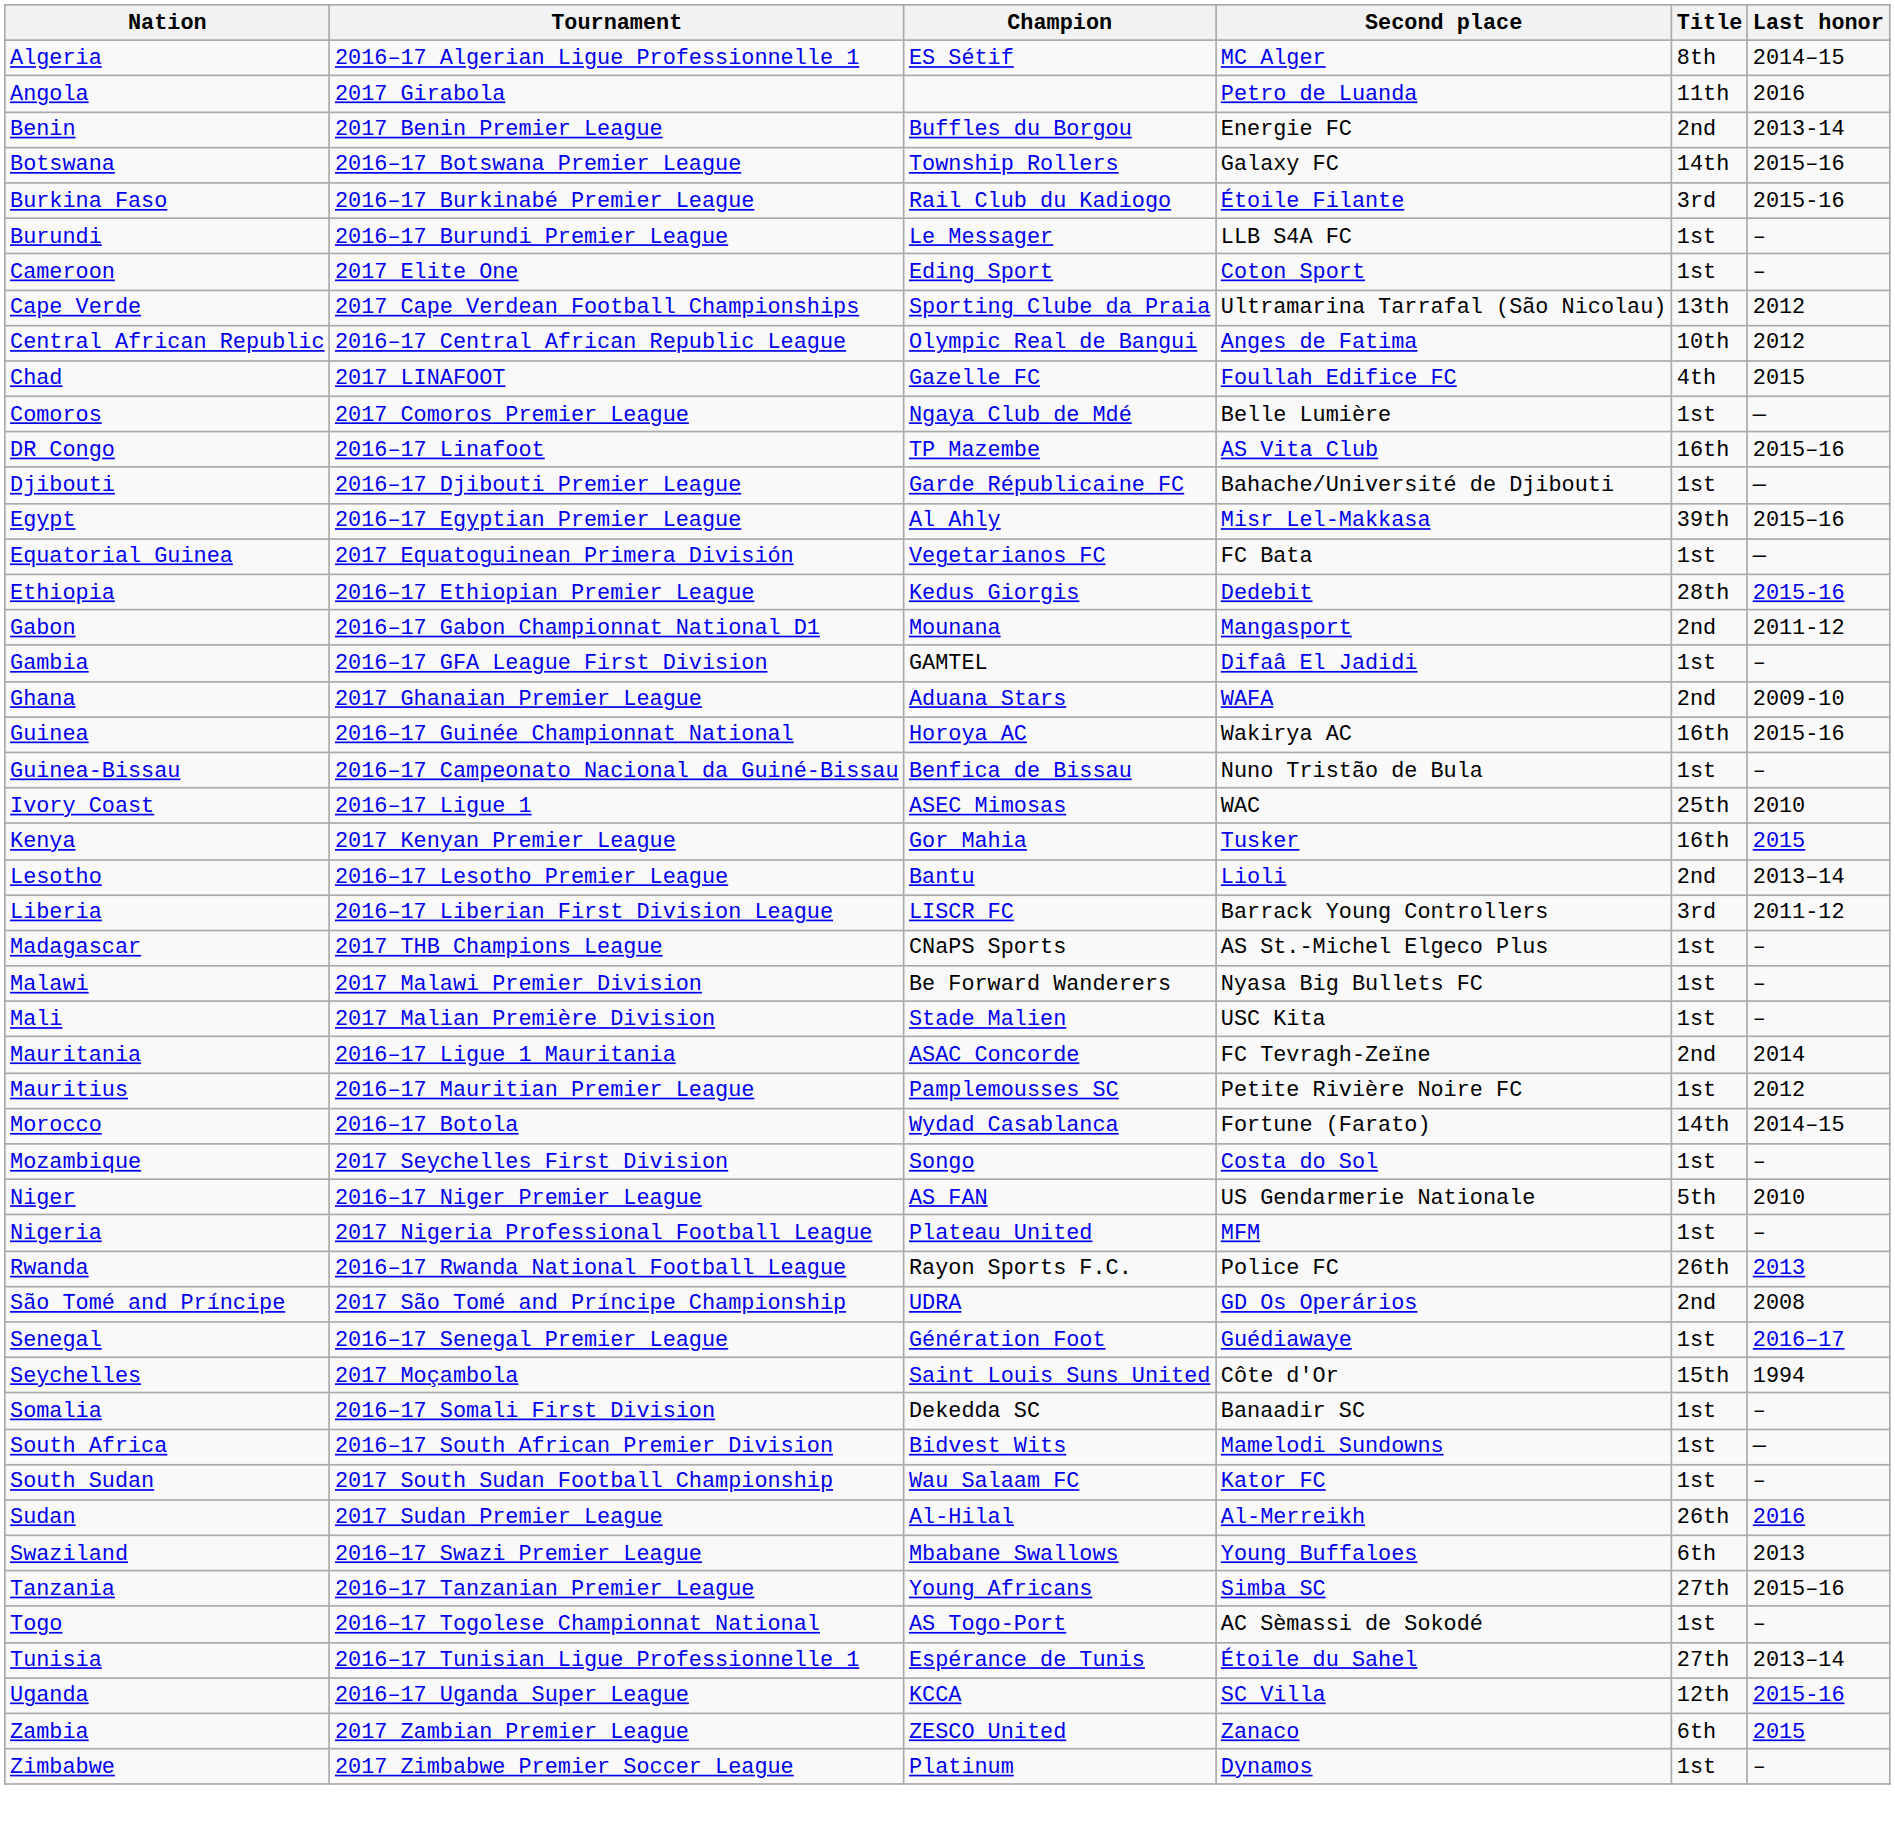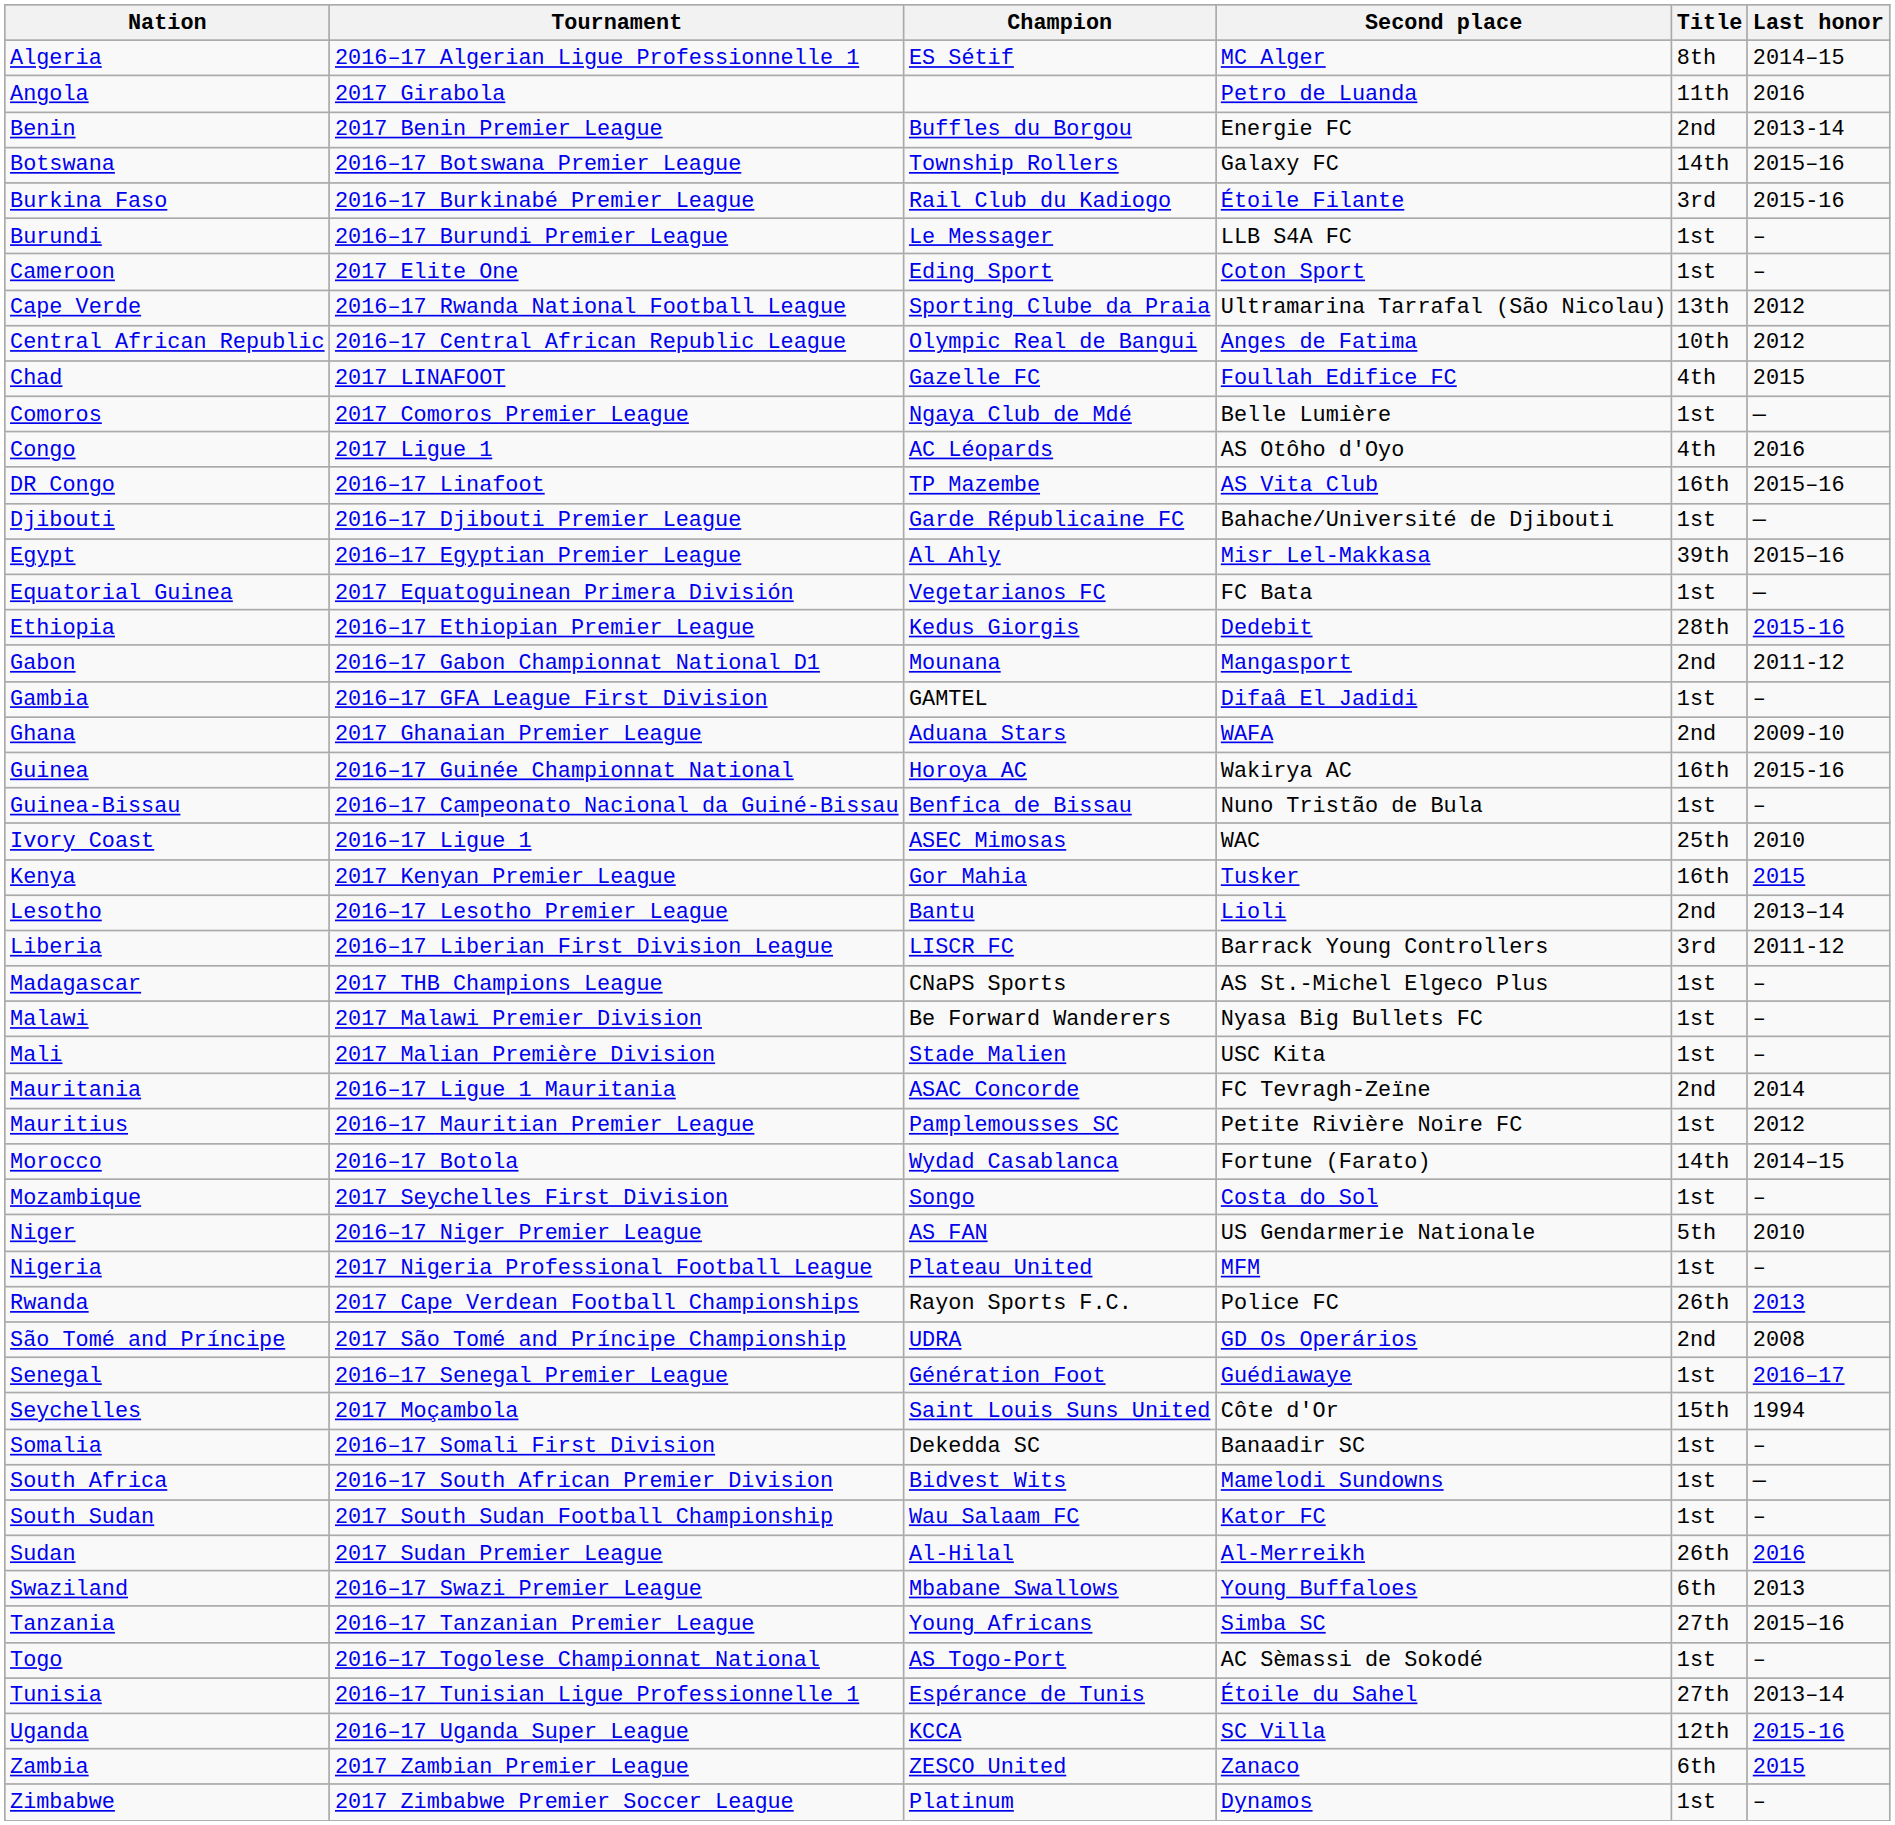(597, 307) 2017 Cape Verdean Football Championships -> (591, 307) 2016–17 Rwanda National Football League
+ row: (43, 450)
(591, 1268) 2016–17 Rwanda National Football League -> (597, 1304) 2017 Cape Verdean Football Championships
